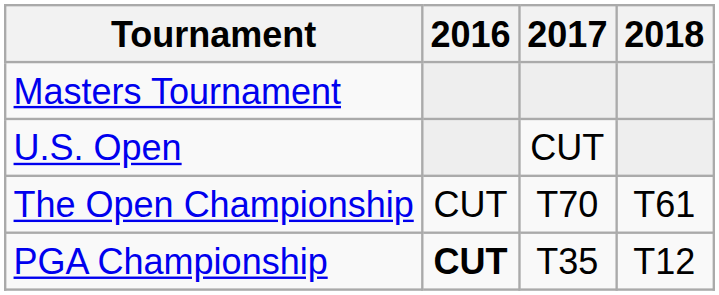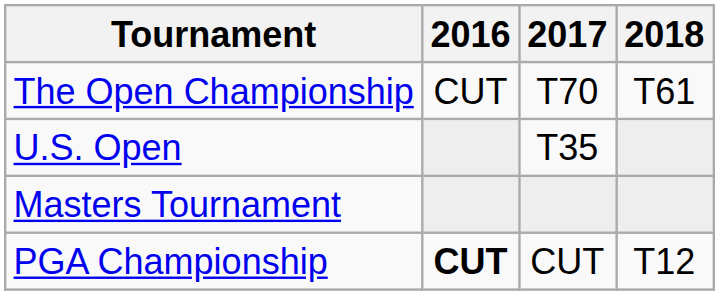rows swapped: (177, 91) <-> (214, 205)
(567, 148) CUT -> (567, 148) T35
(567, 262) T35 -> (567, 262) CUT
